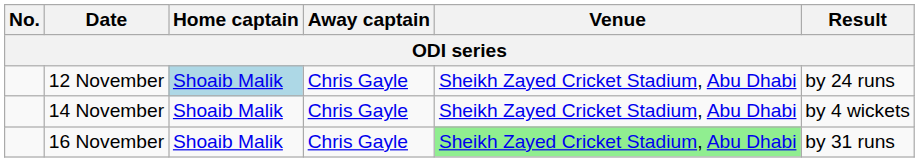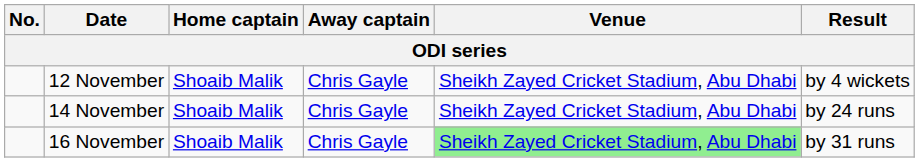(228, 80) lightblue background -> (228, 80) no background
(850, 80) by 24 runs -> (858, 80) by 4 wickets
(858, 111) by 4 wickets -> (850, 111) by 24 runs
